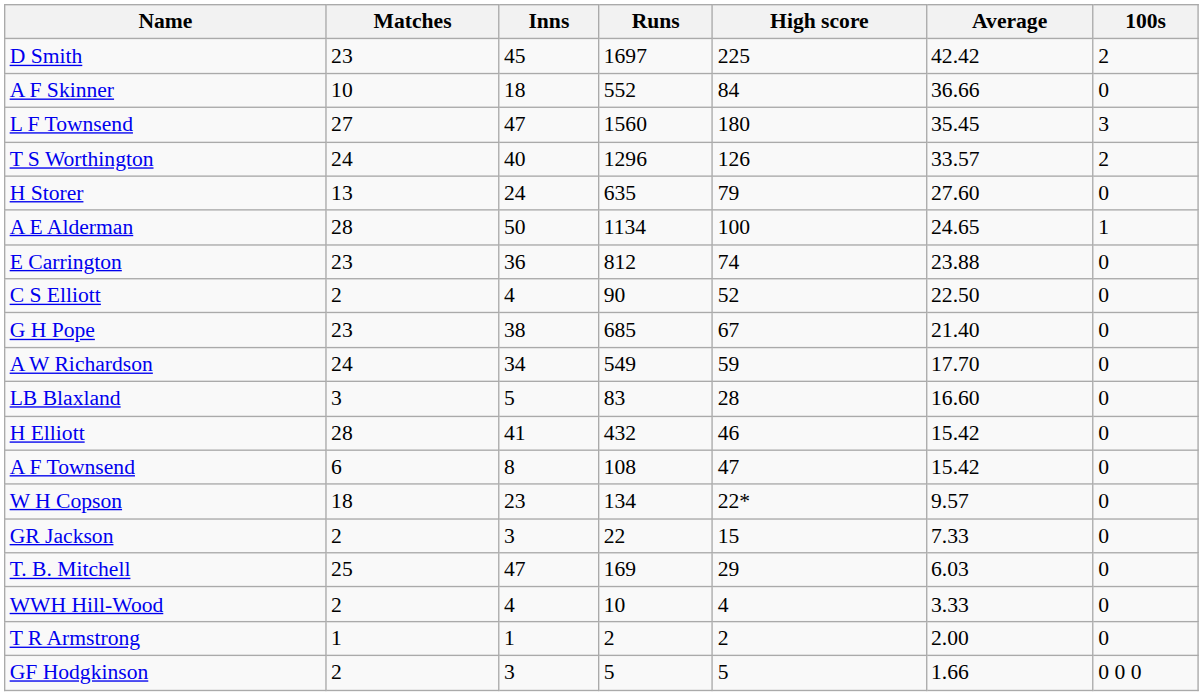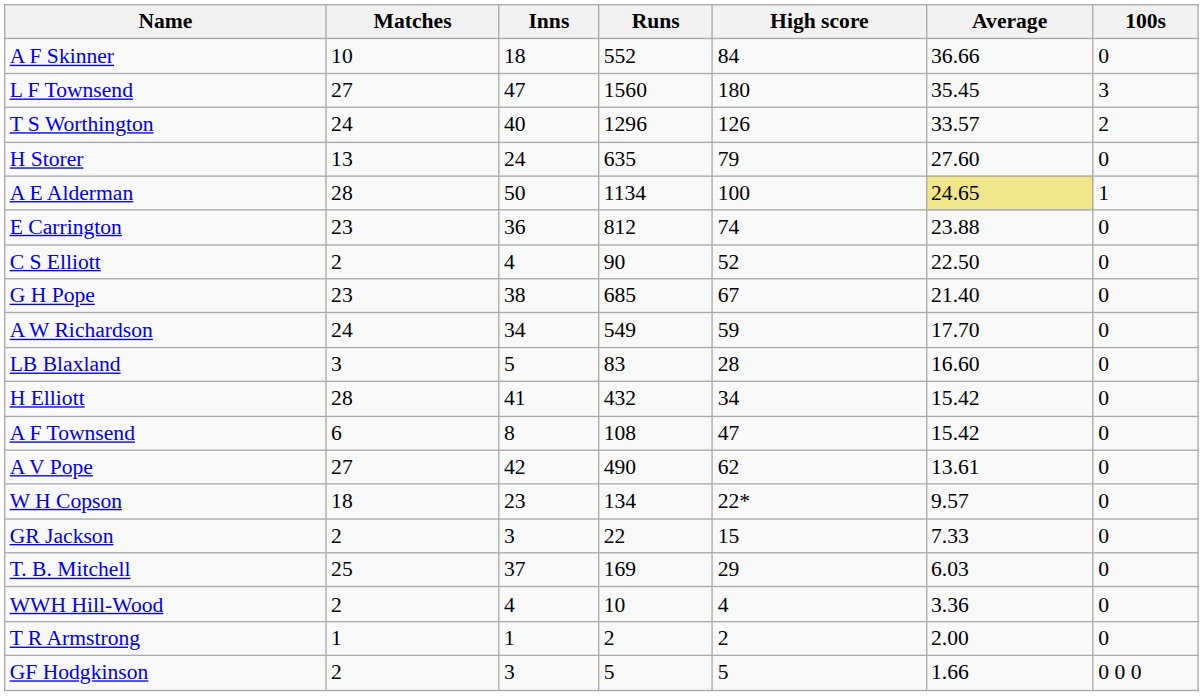- row: (46, 55)
(955, 227) no background -> (955, 192) khaki background
(729, 432) 46 -> (729, 398) 34
+ row: (51, 466)
(515, 569) 47 -> (515, 569) 37
(950, 603) 3.33 -> (950, 603) 3.36
